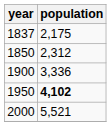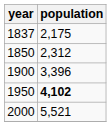(56, 72) 3,336 -> (56, 72) 3,396
